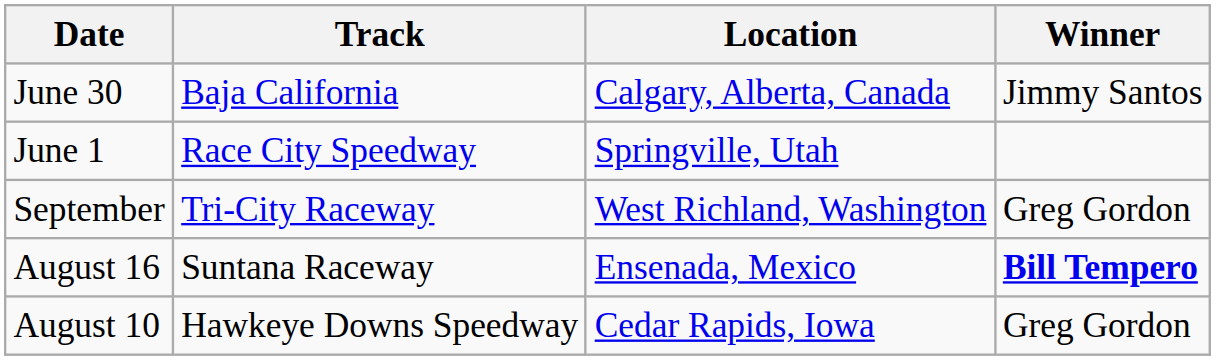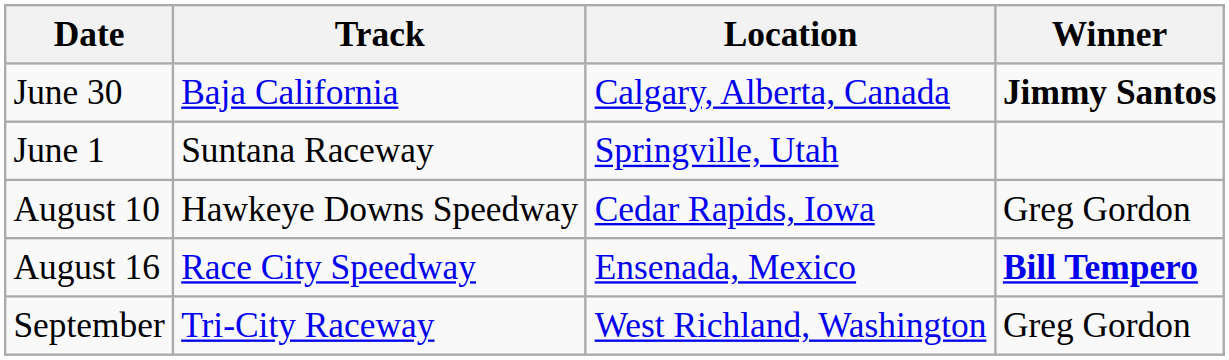(1103, 92) normal -> (1110, 92) bold
(329, 150) Race City Speedway -> (307, 150) Suntana Raceway
rows swapped: (87, 325) <-> (89, 209)
(307, 267) Suntana Raceway -> (329, 267) Race City Speedway
